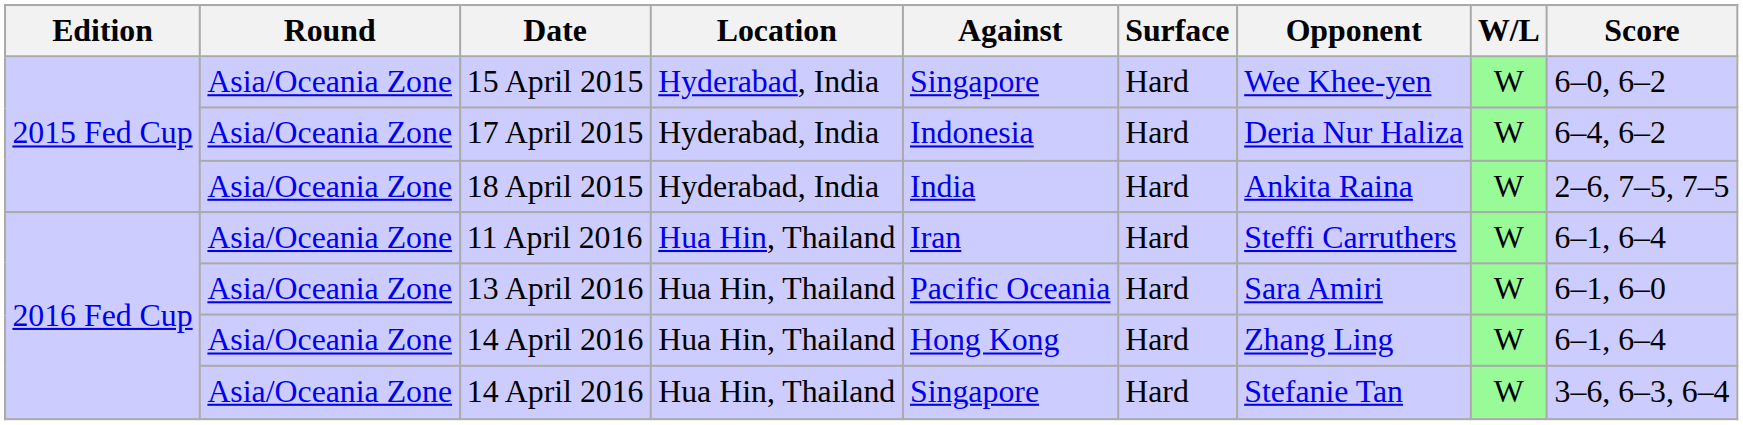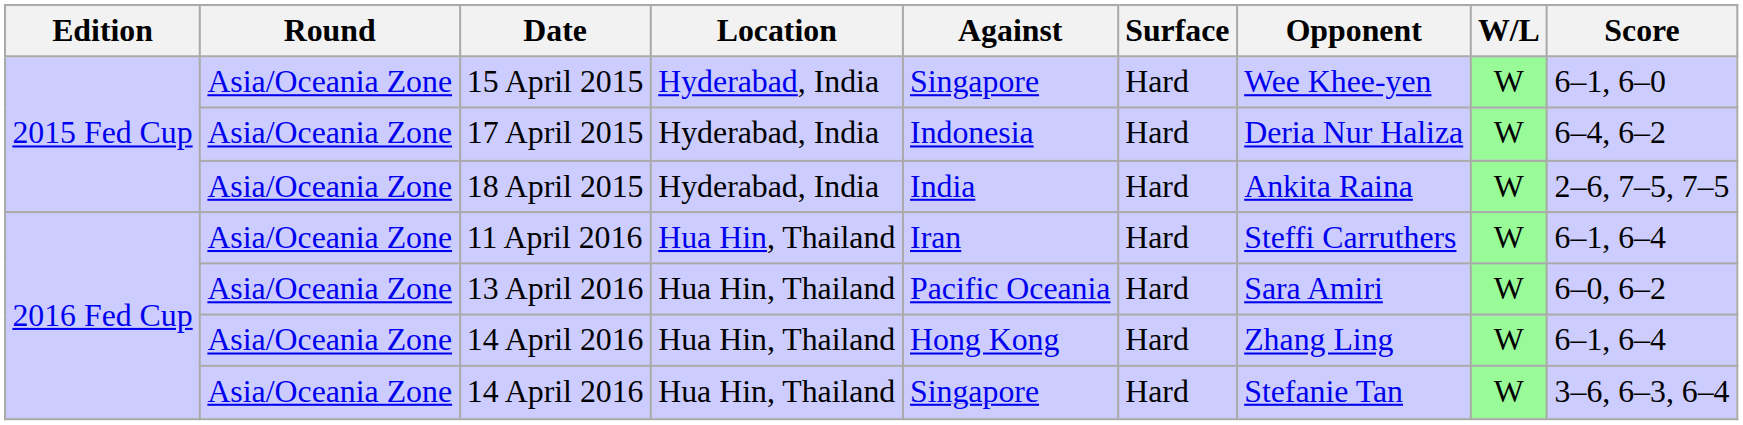(1610, 81) 6–0, 6–2 -> (1610, 81) 6–1, 6–0
(1610, 288) 6–1, 6–0 -> (1610, 288) 6–0, 6–2
